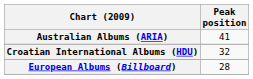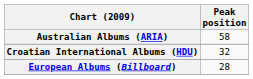(225, 37) 41 -> (225, 37) 58
